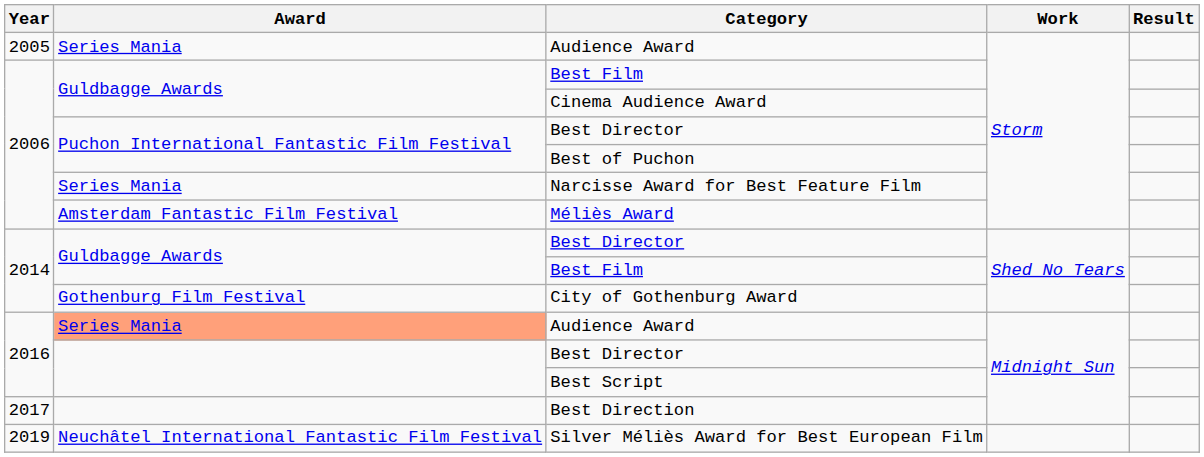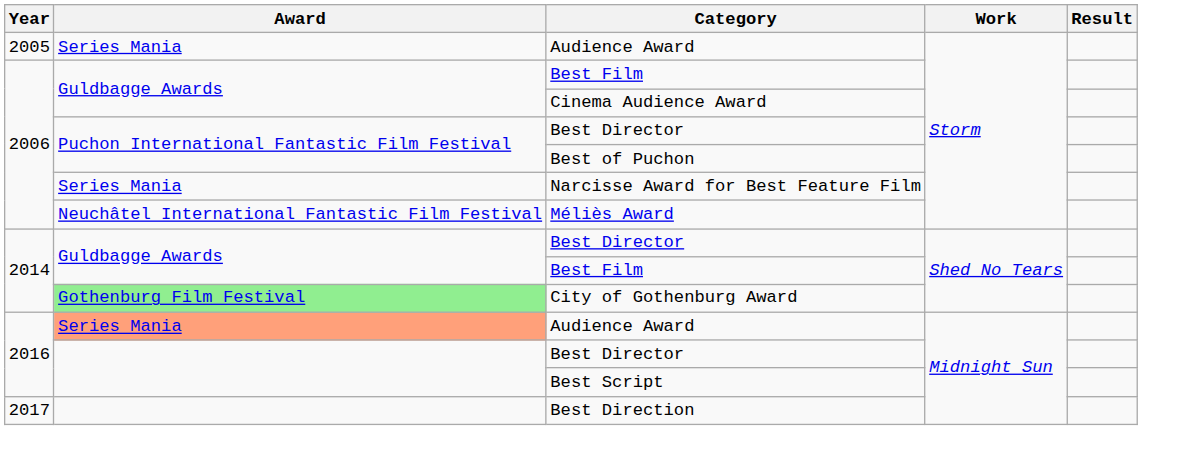(228, 214) Amsterdam Fantastic Film Festival -> (300, 214) Neuchâtel International Fantastic Film Festival
(182, 298) no background -> (182, 298) lightgreen background
- row: (29, 438)
